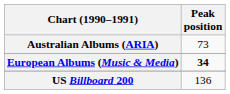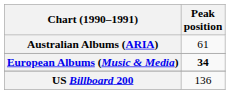(203, 44) 73 -> (203, 44) 61
